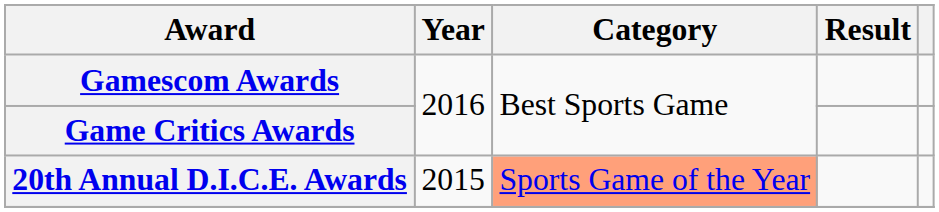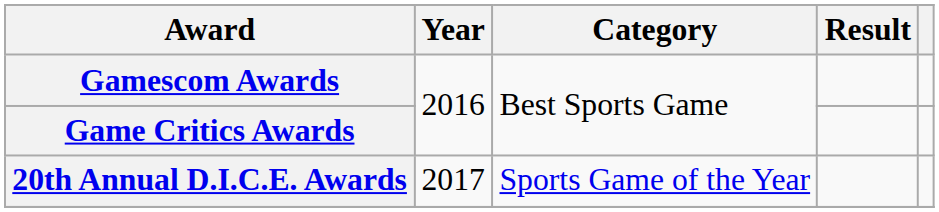(453, 180) 2015 -> (453, 180) 2017
(655, 180) lightsalmon background -> (655, 180) no background
